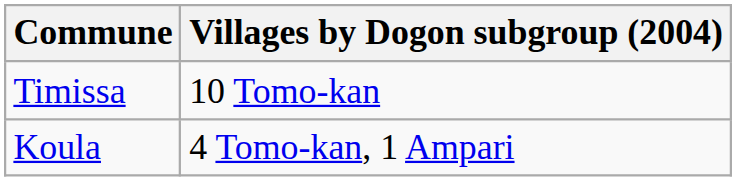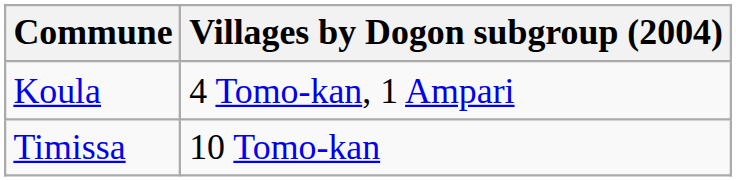rows swapped: (70, 89) <-> (57, 146)
